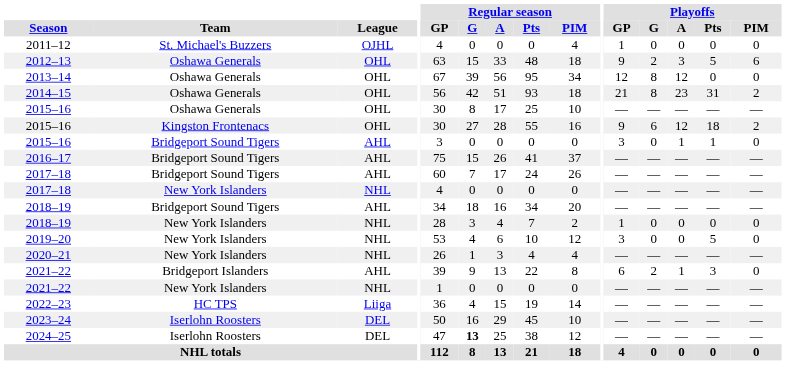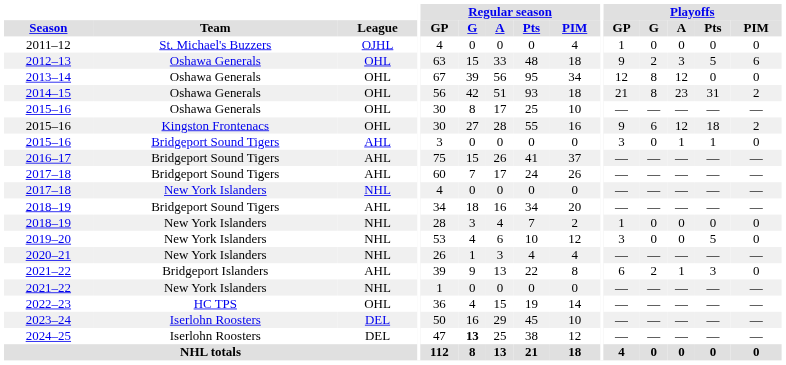(378, 303) Liiga -> (378, 303) OHL
